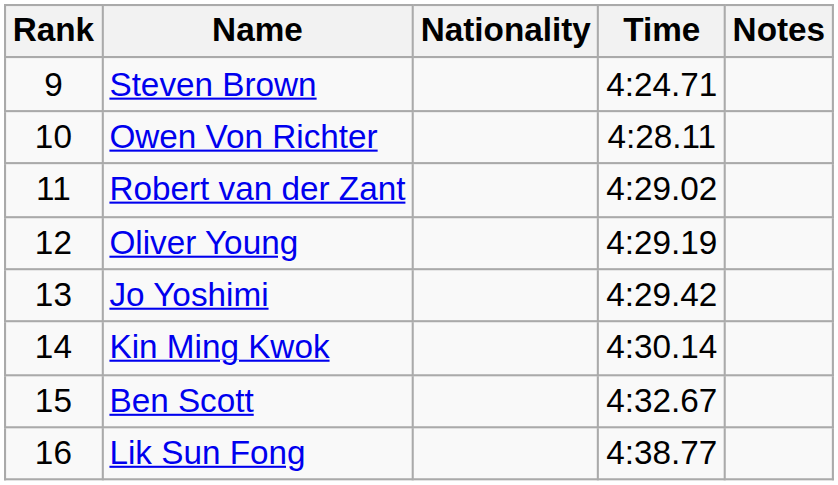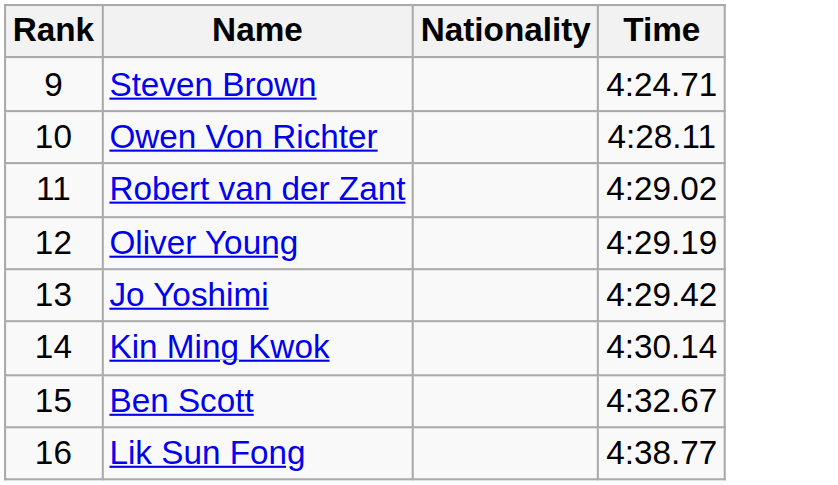- column: (779, 30)
